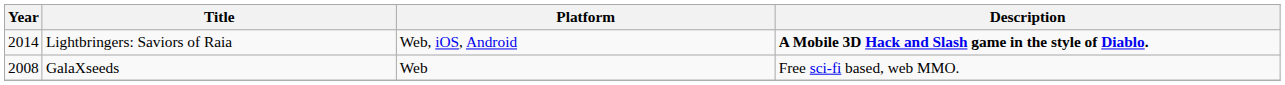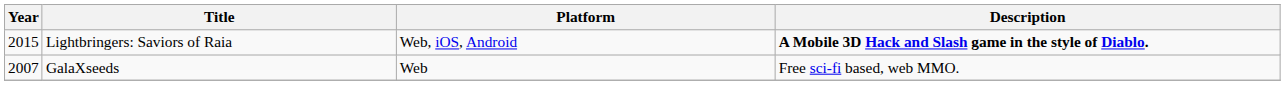(23, 42) 2014 -> (23, 42) 2015
(23, 67) 2008 -> (23, 67) 2007
